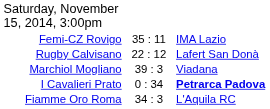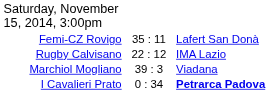(201, 39) IMA Lazio -> (217, 39) Lafert San Donà
(217, 54) Lafert San Donà -> (201, 54) IMA Lazio
- row: (73, 99)
